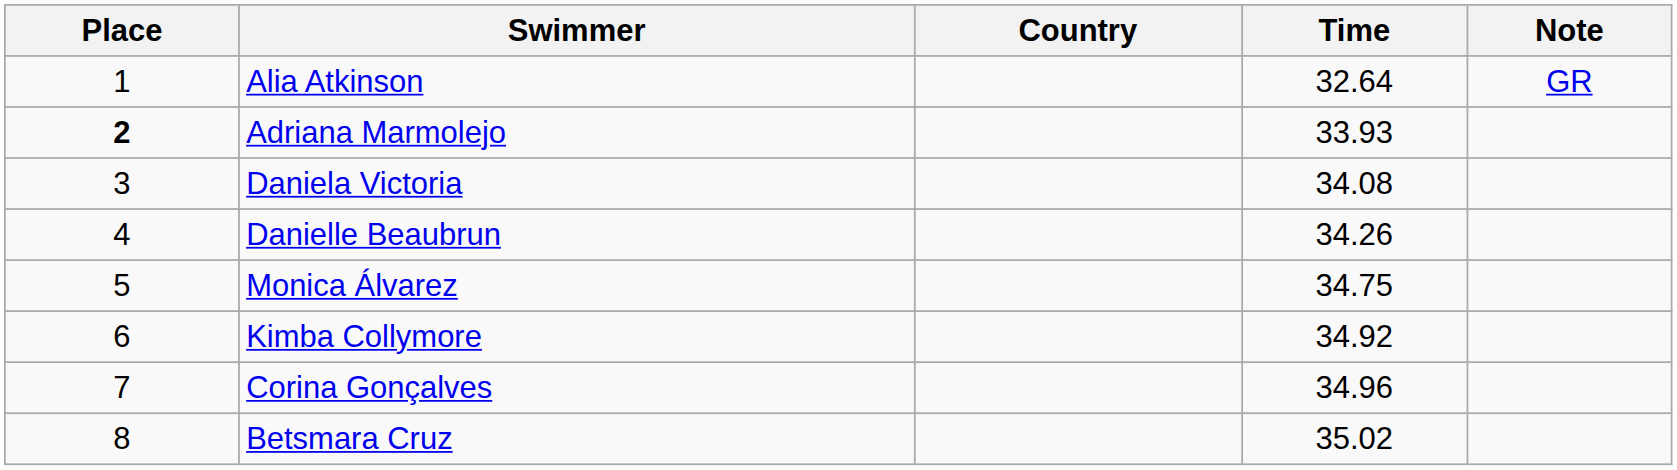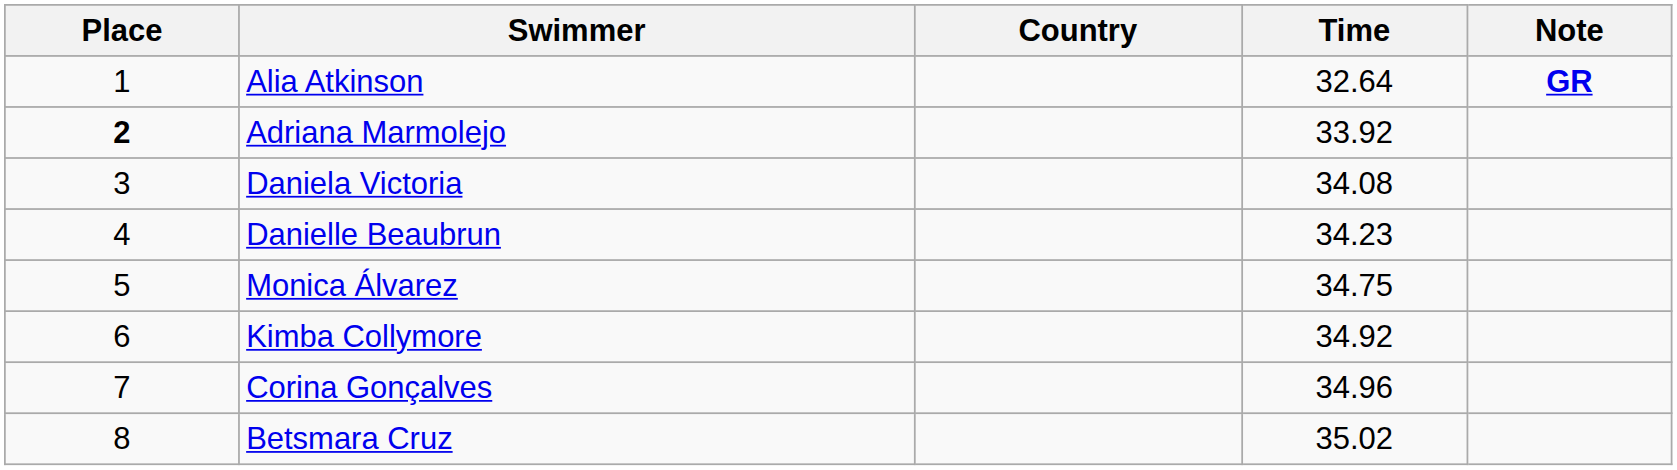(1569, 80) normal -> (1569, 80) bold
(1354, 131) 33.93 -> (1354, 131) 33.92
(1354, 234) 34.26 -> (1354, 234) 34.23
